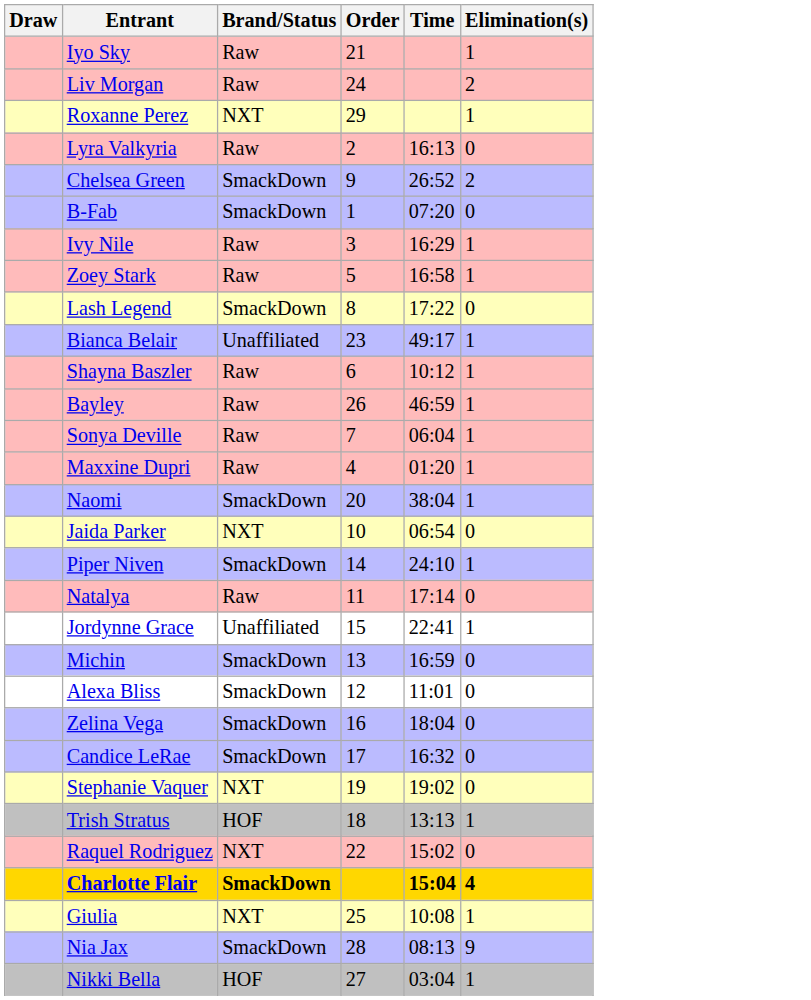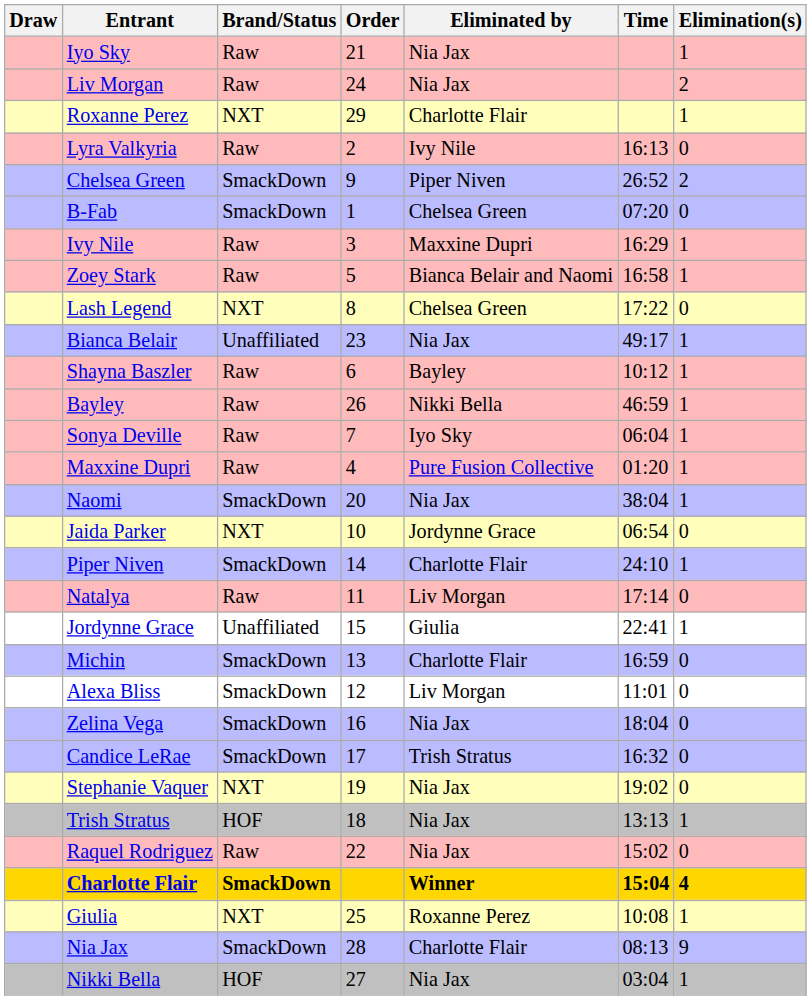+ column: (511, 20)
(274, 308) SmackDown -> (243, 308) NXT
(243, 851) NXT -> (241, 851) Raw
